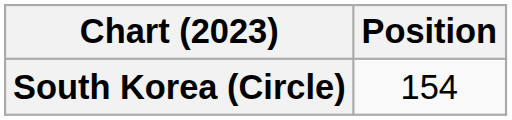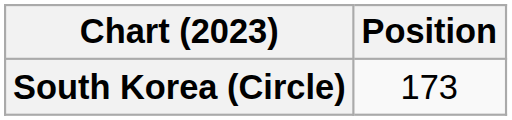(429, 86) 154 -> (429, 86) 173
